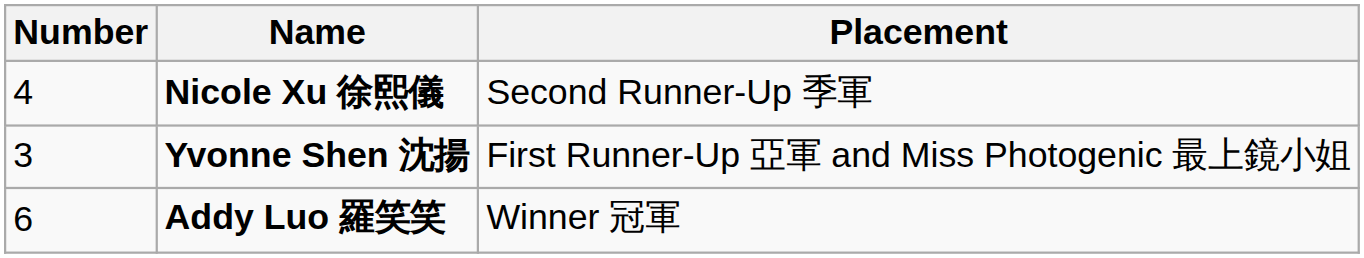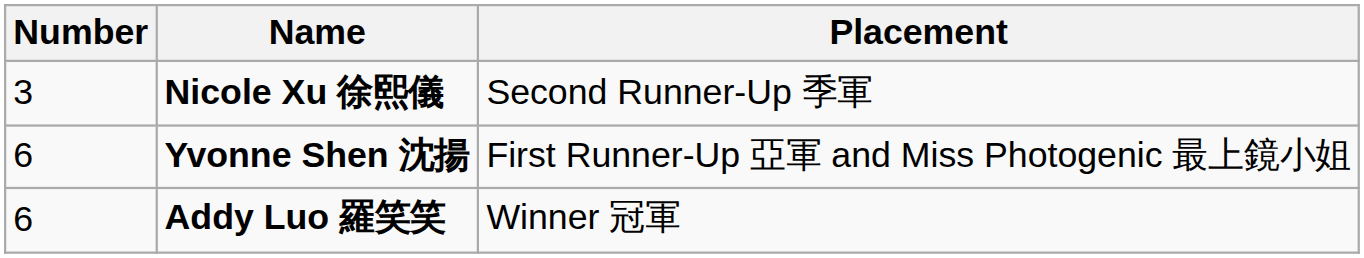(23, 92) 4 -> (23, 92) 3
(23, 156) 3 -> (23, 156) 6
